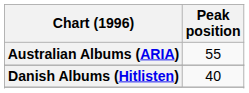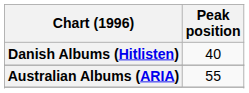rows swapped: (93, 53) <-> (93, 76)
